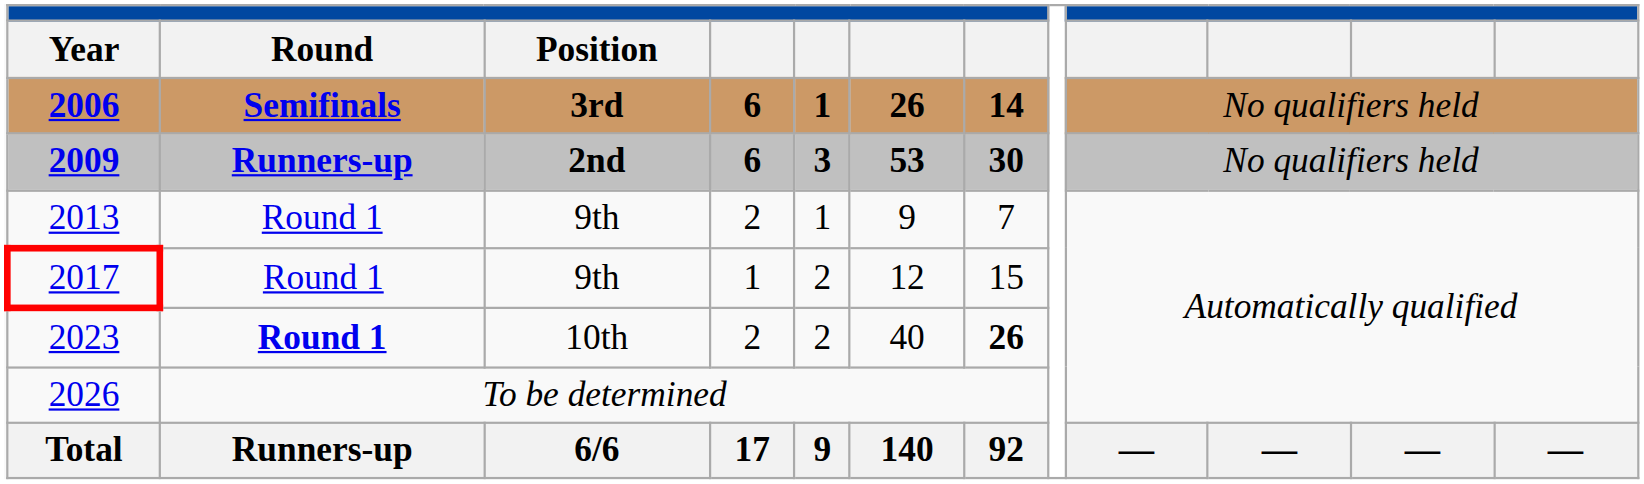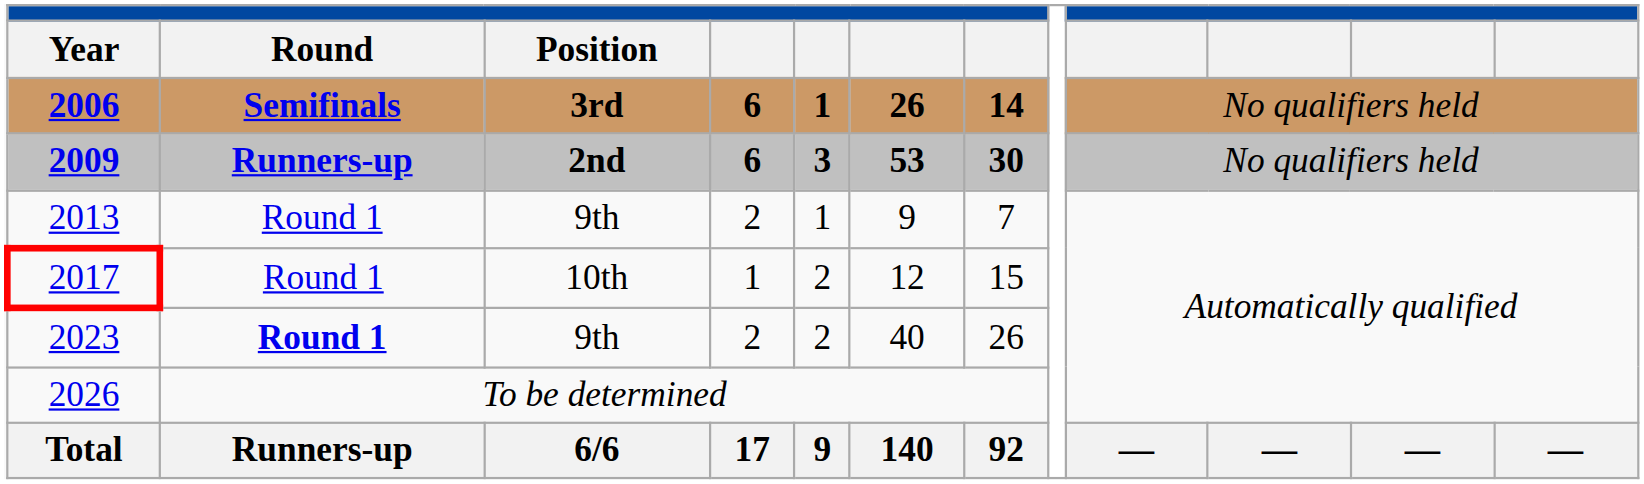(597, 277) 9th -> (597, 277) 10th
(597, 336) 10th -> (597, 336) 9th
(1006, 336) bold -> (1006, 336) normal
